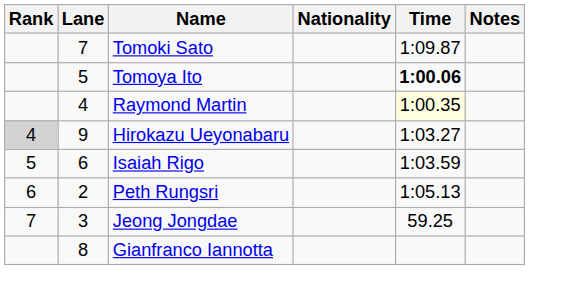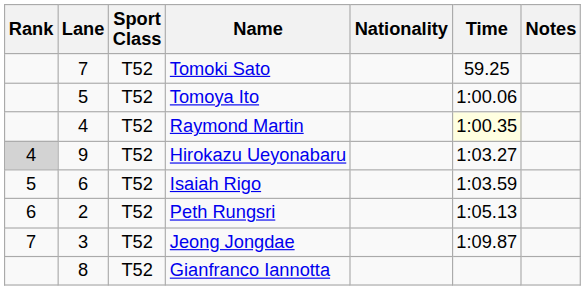+ column: (137, 29)
(430, 47) 1:09.87 -> (487, 68) 59.25
(430, 76) bold -> (487, 97) normal
(430, 221) 59.25 -> (487, 241) 1:09.87
